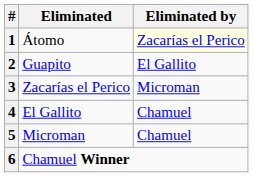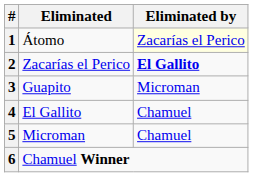(47, 64) Guapito -> (76, 64) Zacarías el Perico
(167, 64) normal -> (168, 64) bold
(76, 87) Zacarías el Perico -> (47, 87) Guapito
